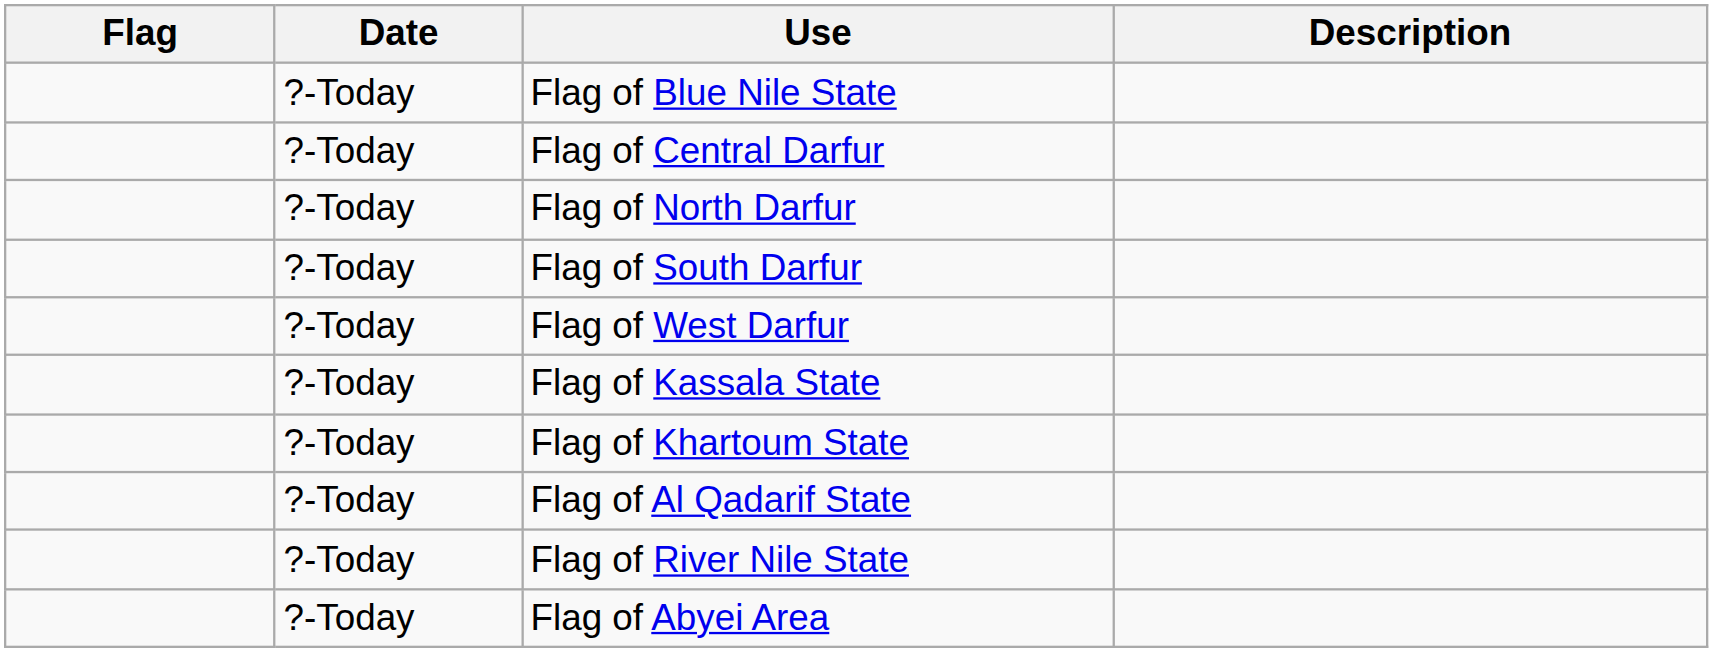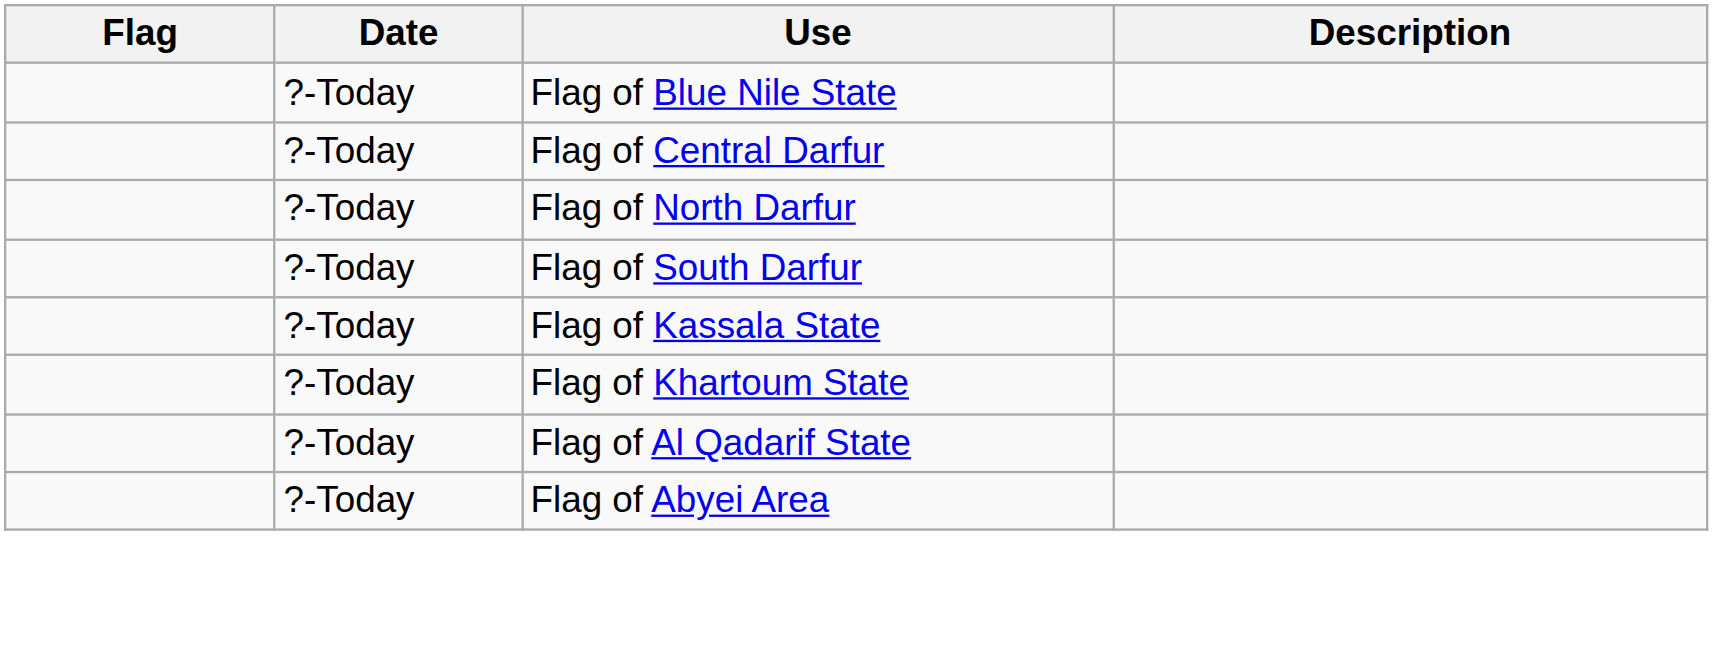- row: (690, 325)
- row: (720, 558)
